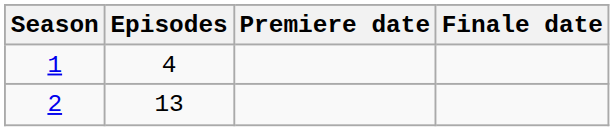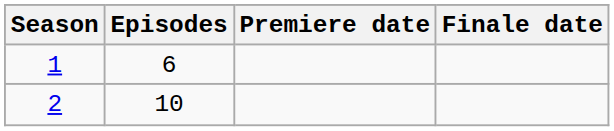(169, 65) 4 -> (169, 65) 6
(169, 105) 13 -> (169, 105) 10
